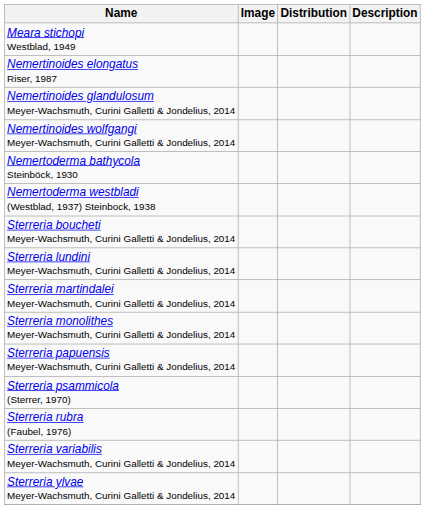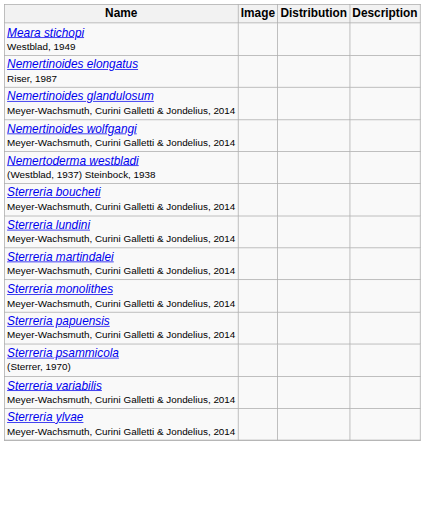- row: (74, 167)
- row: (45, 424)
